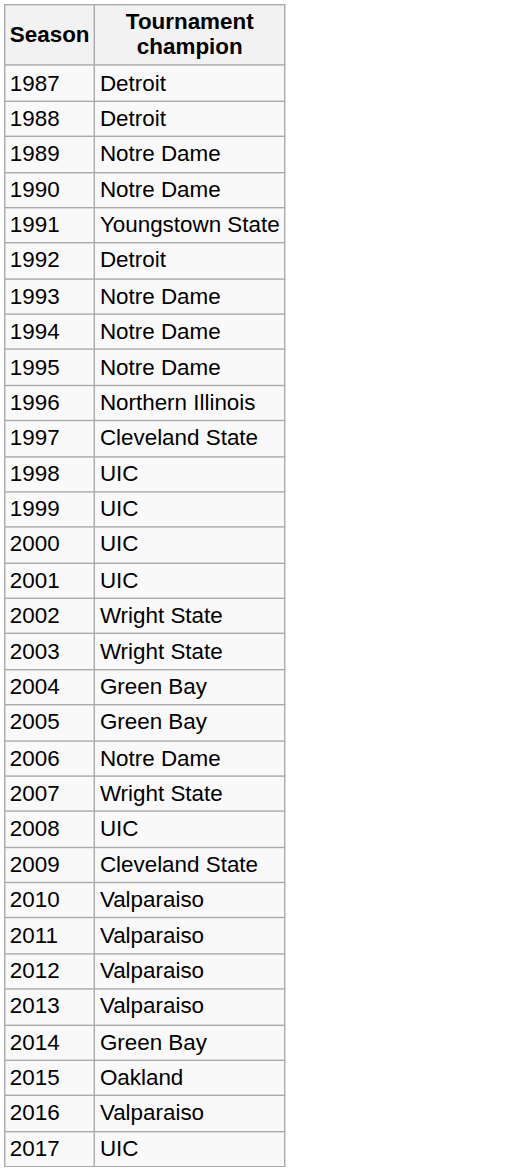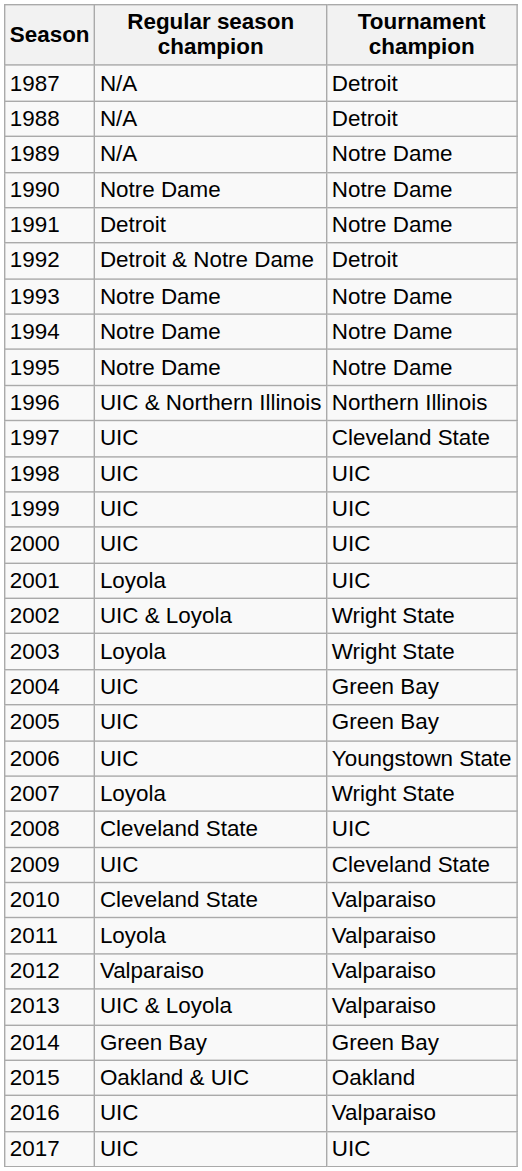+ column: (211, 34)
(190, 225) Youngstown State -> (392, 225) Notre Dame
(160, 757) Notre Dame -> (422, 757) Youngstown State
